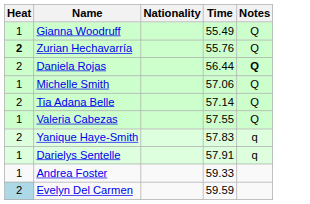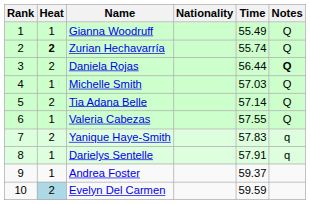+ column: (21, 13)
(220, 48) 55.76 -> (252, 48) 55.74
(220, 84) 57.06 -> (252, 84) 57.03
(220, 173) 59.33 -> (252, 173) 59.37
